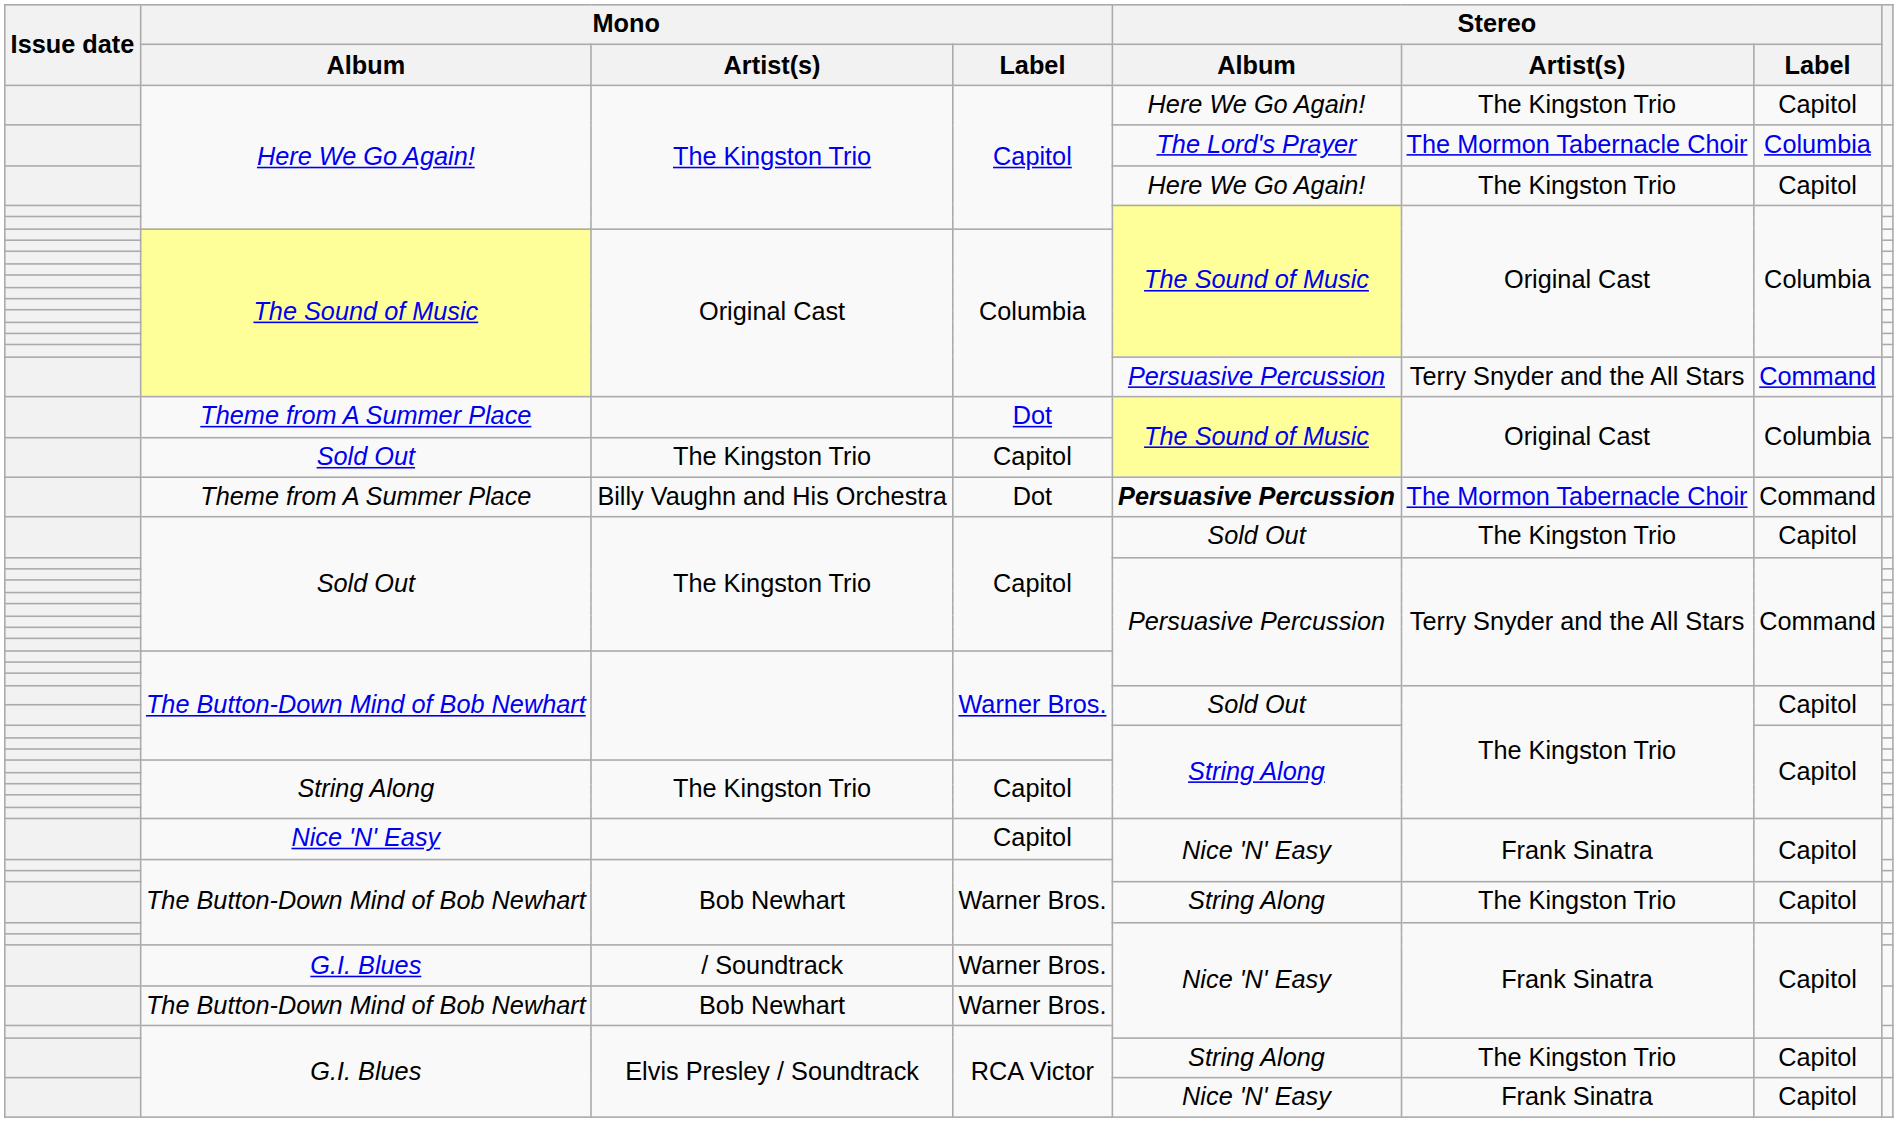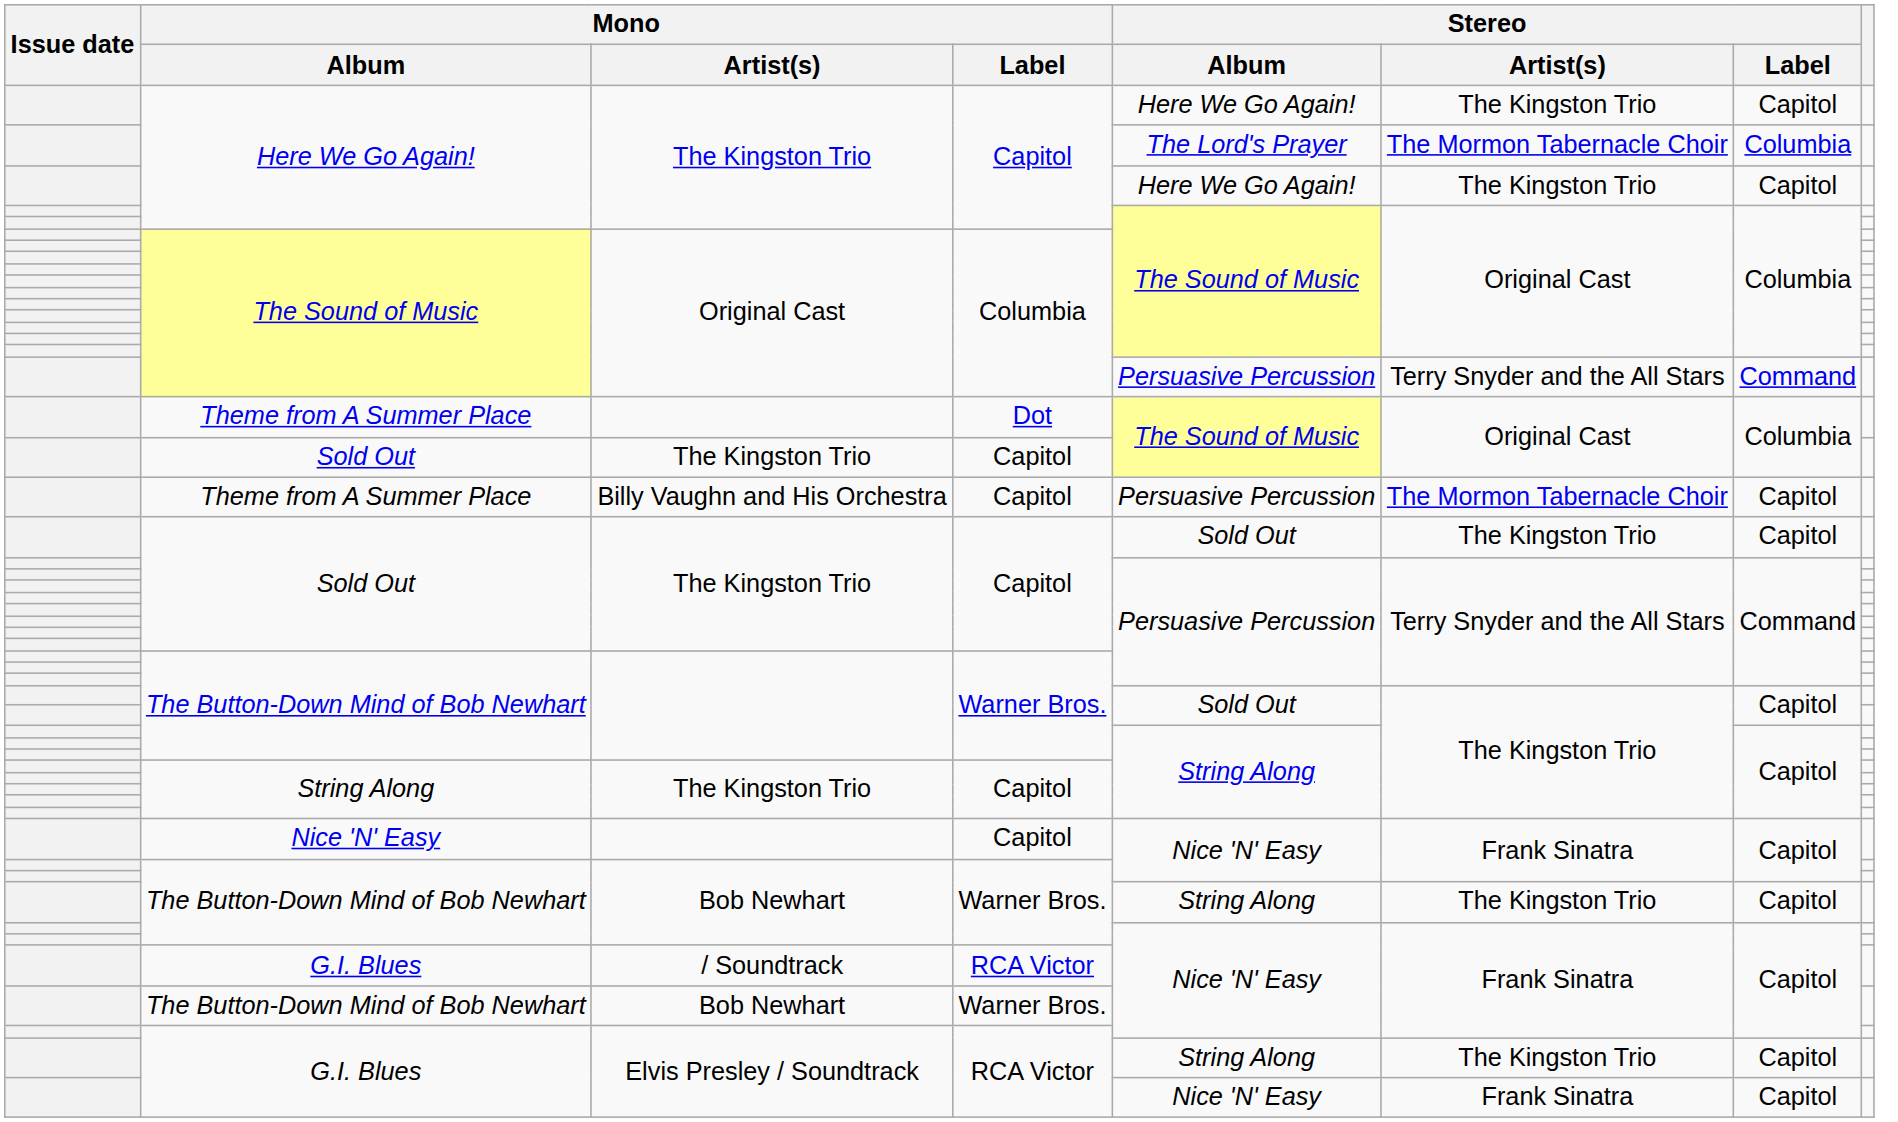(1032, 496) Dot -> (1032, 496) Capitol
(1256, 496) bold -> (1247, 496) normal
(1818, 496) Command -> (1798, 496) Capitol
(1032, 965) Warner Bros. -> (1032, 965) RCA Victor
